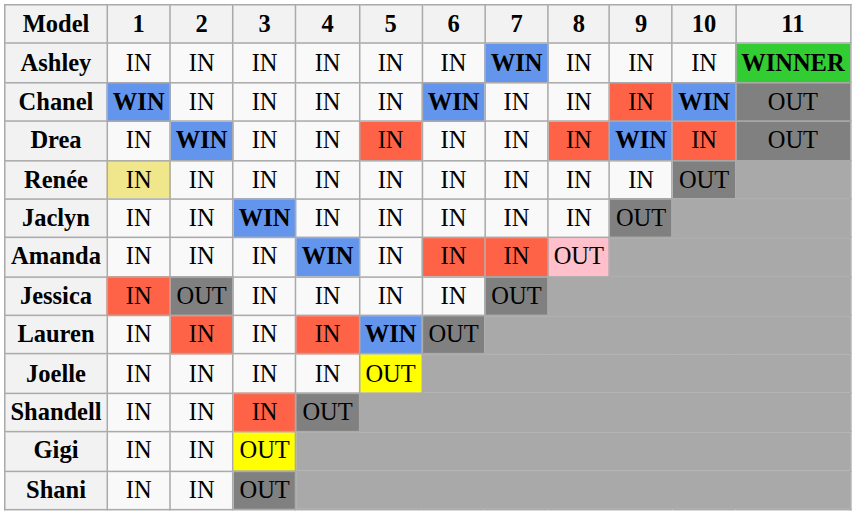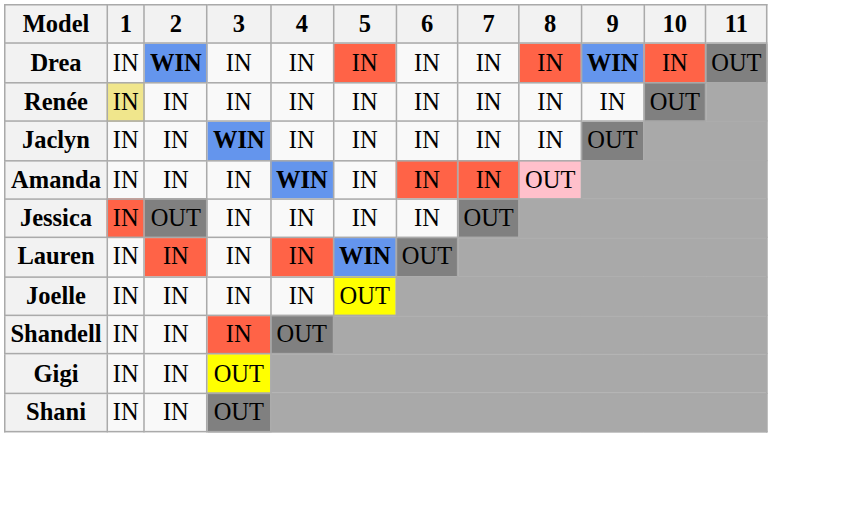- row: (56, 62)
- row: (56, 101)
